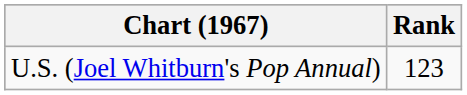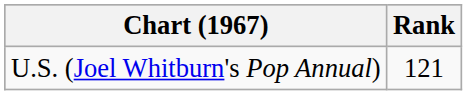(424, 67) 123 -> (424, 67) 121
